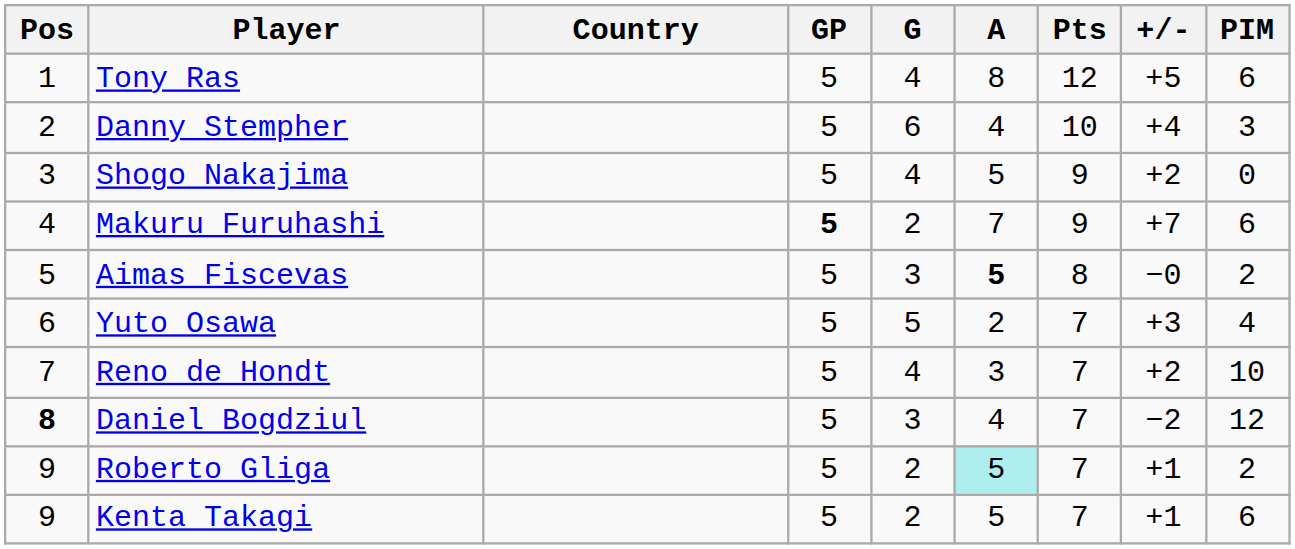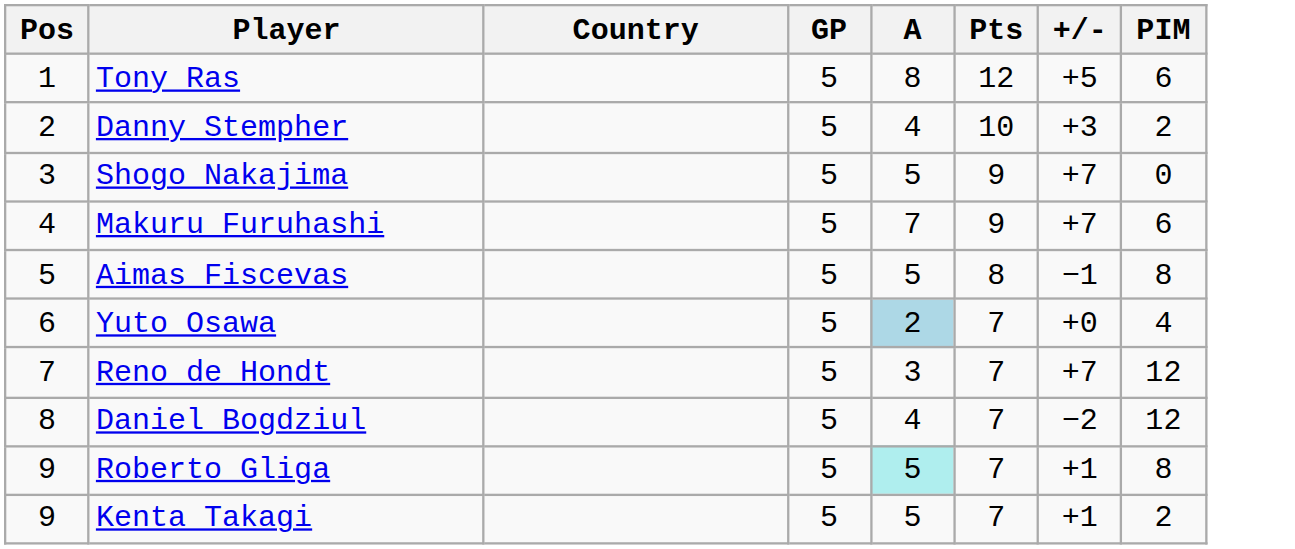- column: (913, 30)
(1163, 128) +4 -> (1080, 128) +3
(1247, 128) 3 -> (1163, 128) 2
(1163, 176) +2 -> (1080, 176) +7
(829, 225) bold -> (829, 225) normal
(996, 274) bold -> (913, 274) normal
(1163, 274) −0 -> (1080, 274) −1
(1247, 274) 2 -> (1163, 274) 8
(996, 323) no background -> (913, 323) lightblue background
(1163, 323) +3 -> (1080, 323) +0
(1163, 372) +2 -> (1080, 372) +7
(1247, 372) 10 -> (1163, 372) 12
(47, 421) bold -> (47, 421) normal
(1247, 470) 2 -> (1163, 470) 8
(1247, 519) 6 -> (1163, 519) 2
